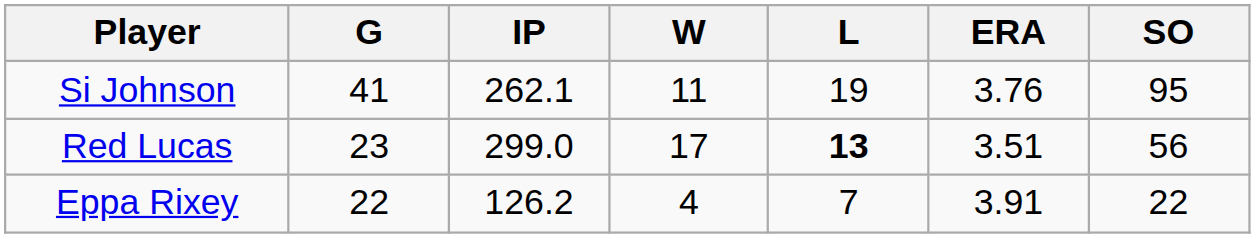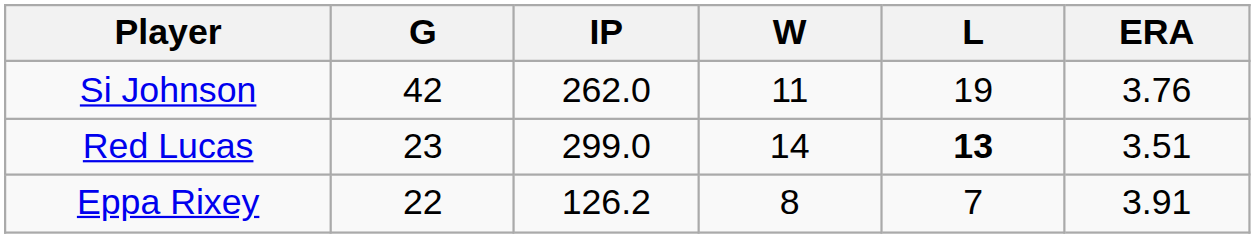- column: (1168, 32)
(369, 89) 41 -> (423, 89) 42
(529, 89) 262.1 -> (606, 89) 262.0
(689, 145) 17 -> (790, 145) 14
(689, 202) 4 -> (790, 202) 8
